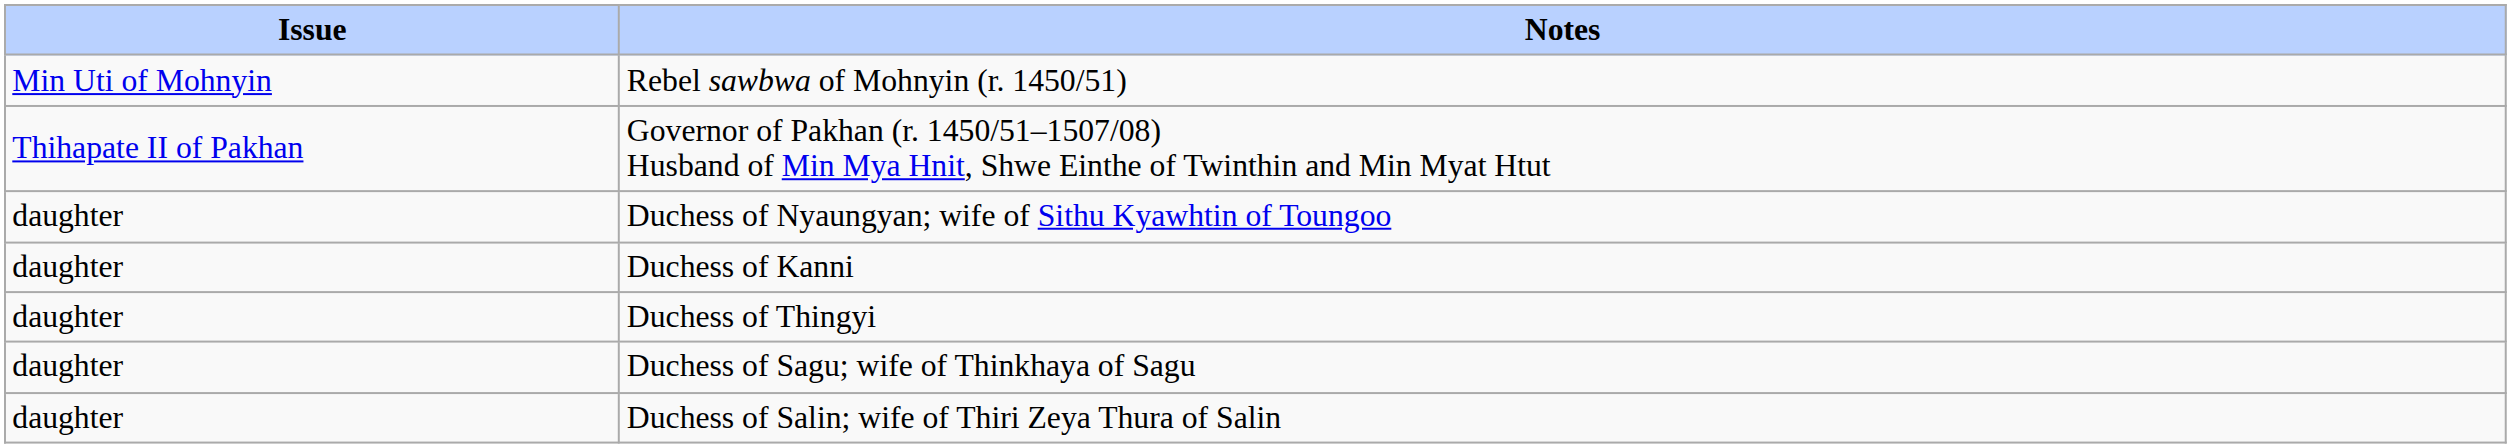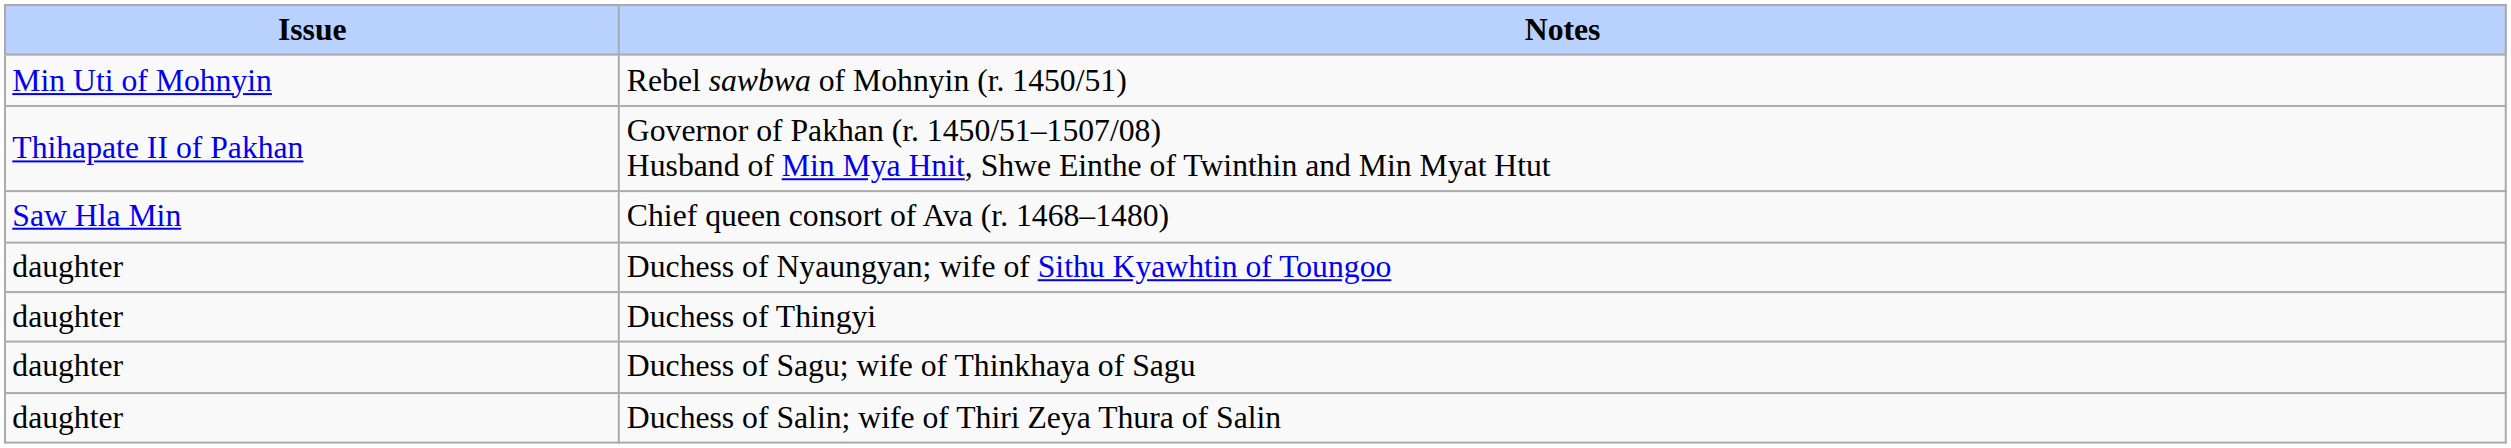+ row: (898, 215)
- row: (740, 266)
